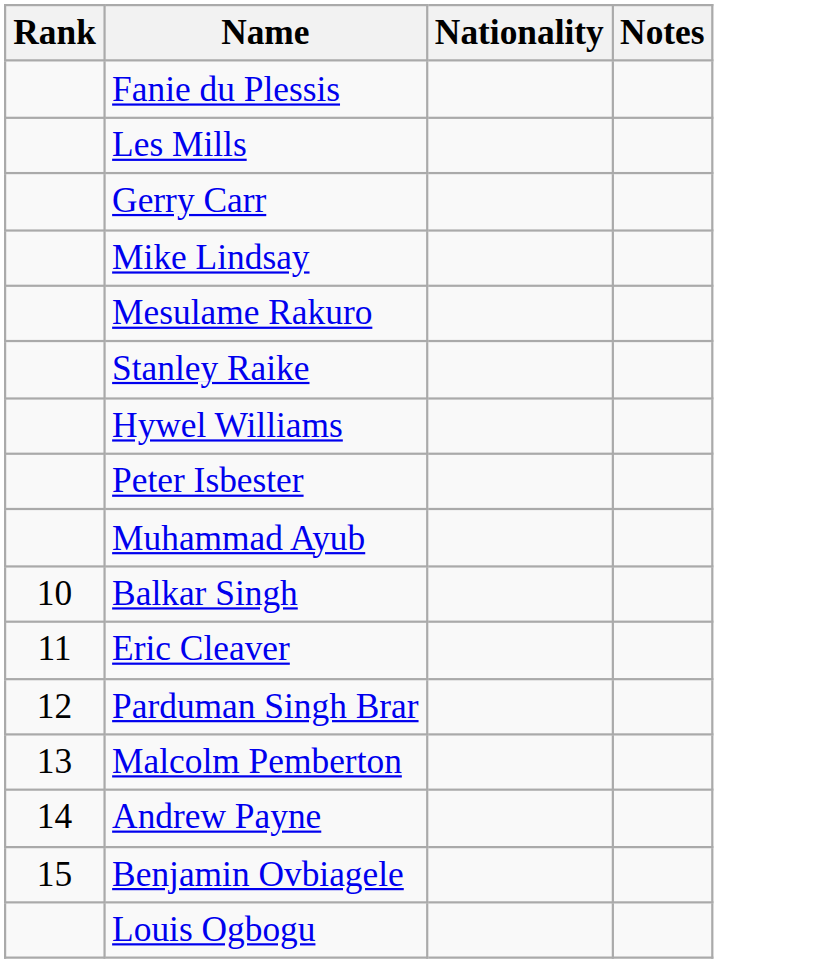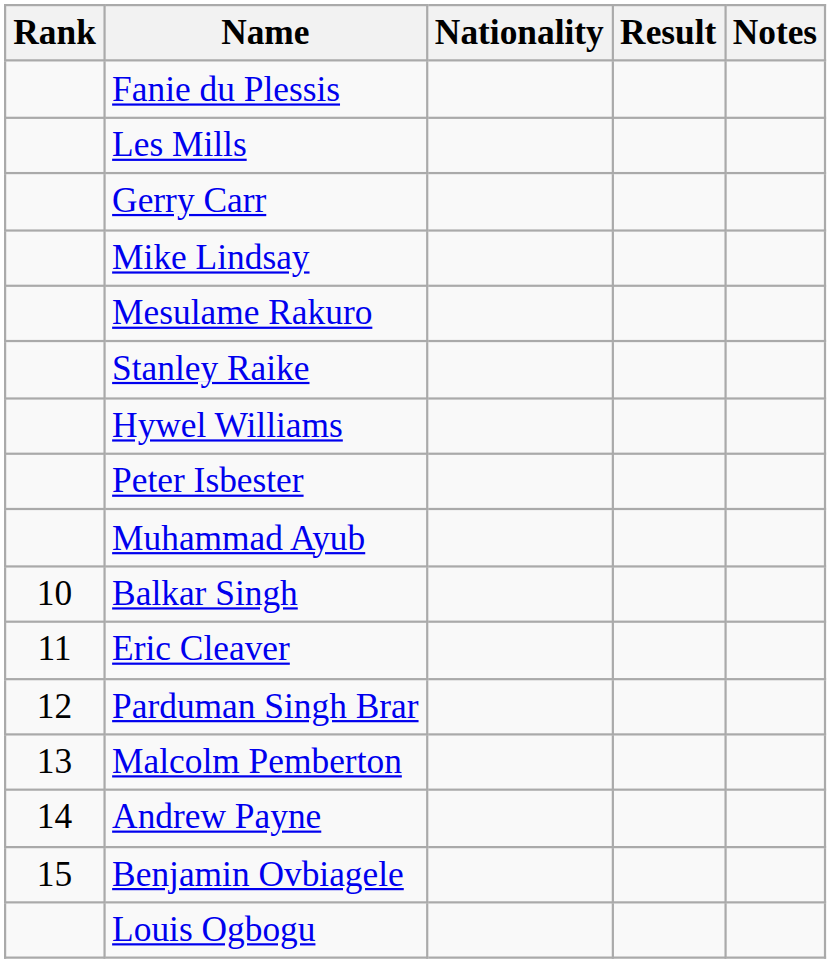+ column: (668, 32)
